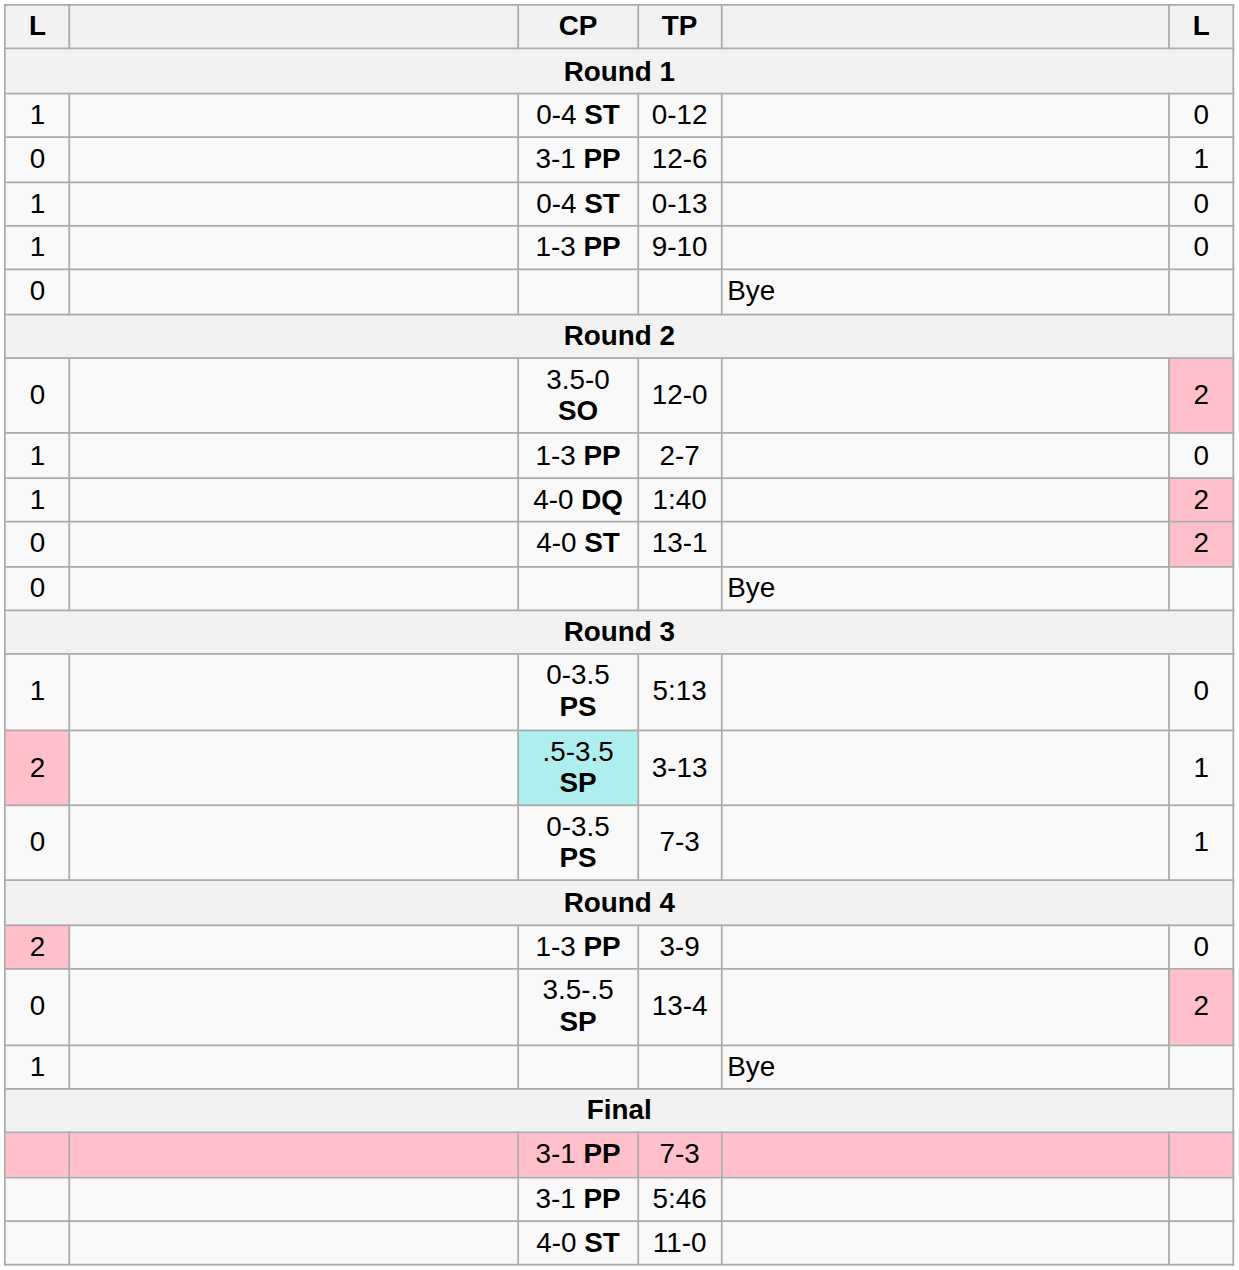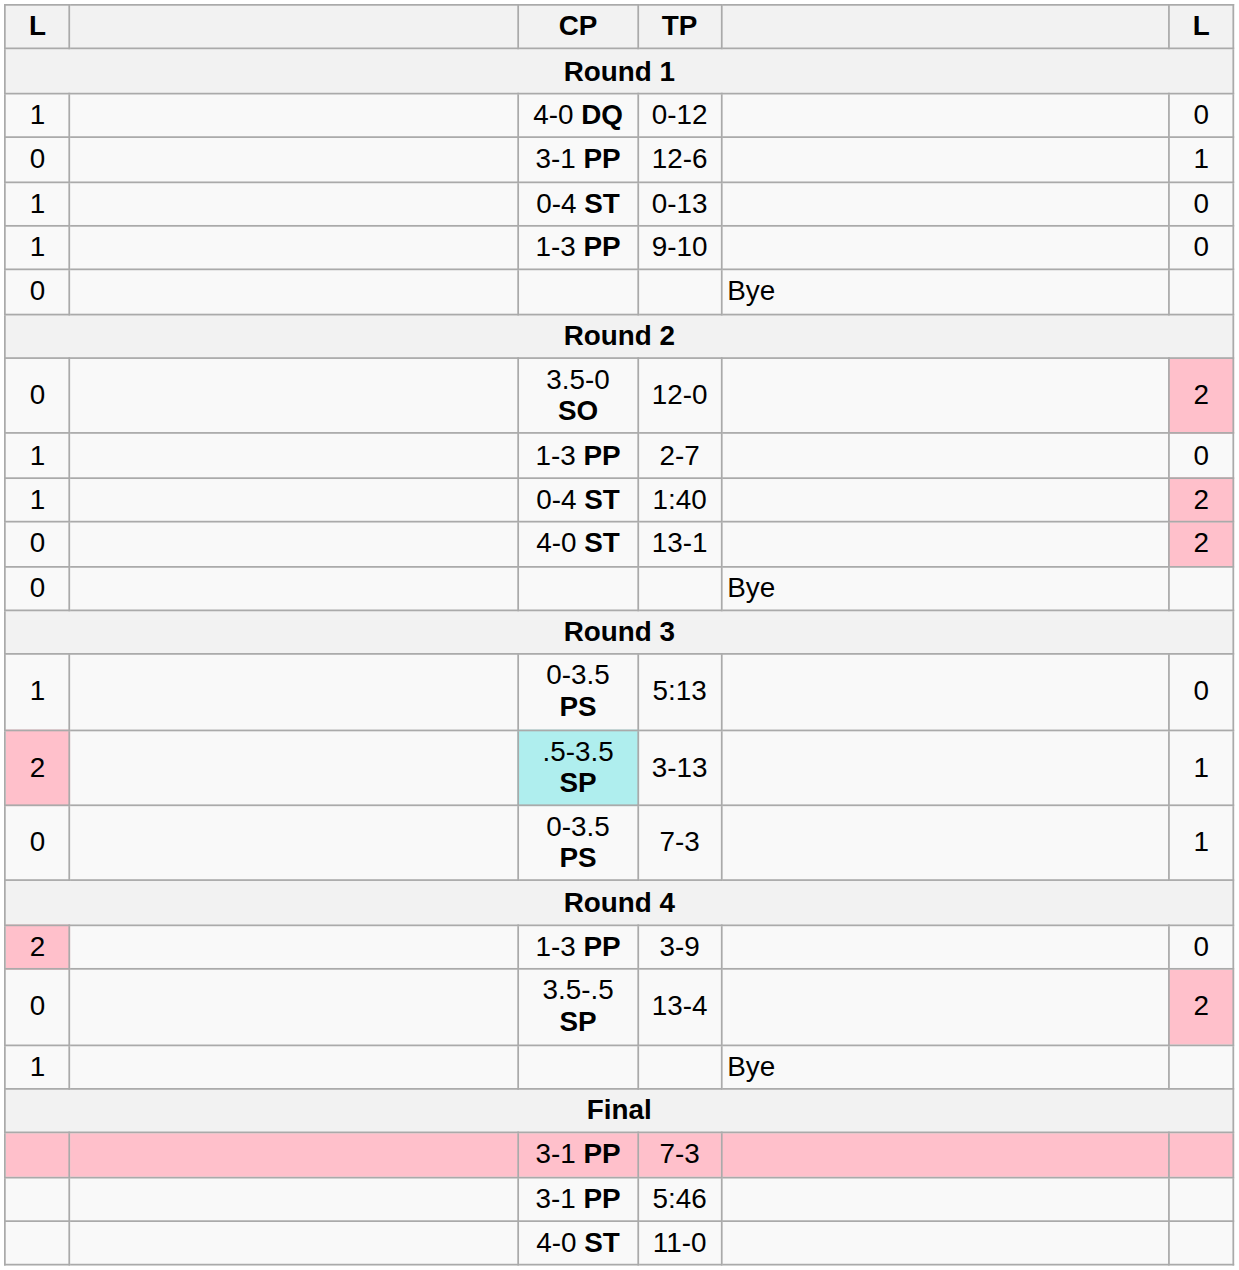(578, 114) 0-4 ST -> (578, 114) 4-0 DQ
(578, 499) 4-0 DQ -> (578, 499) 0-4 ST
